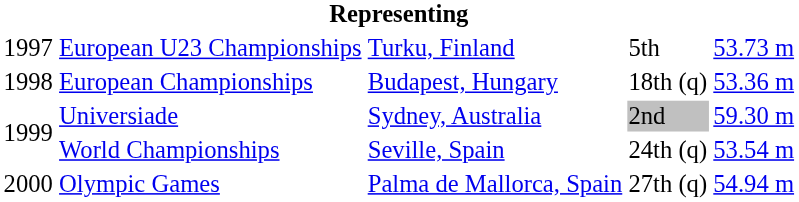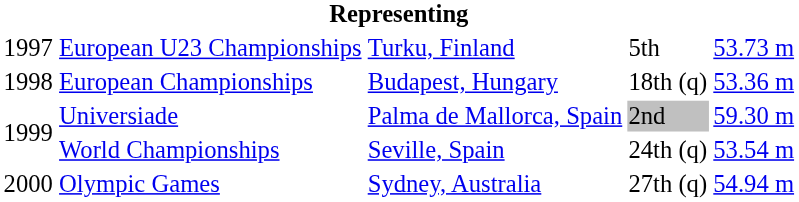(455, 115) Sydney, Australia -> (495, 115) Palma de Mallorca, Spain
(495, 183) Palma de Mallorca, Spain -> (455, 183) Sydney, Australia
